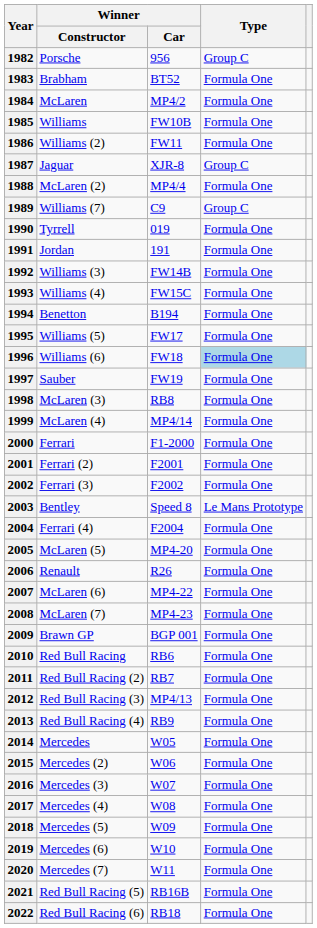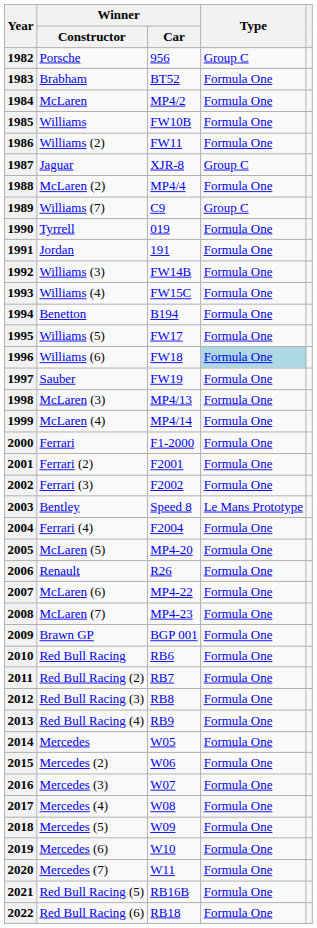(162, 400) RB8 -> (171, 400) MP4/13
(171, 699) MP4/13 -> (162, 699) RB8
